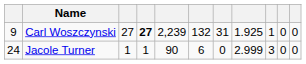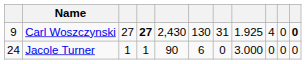(172, 31) 2,239 -> (172, 31) 2,430
(201, 31) 132 -> (201, 31) 130
(272, 31) 1 -> (272, 31) 4
(295, 31) normal -> (295, 31) bold
(249, 50) 2.999 -> (249, 50) 3.000
(272, 50) 3 -> (272, 50) 0
